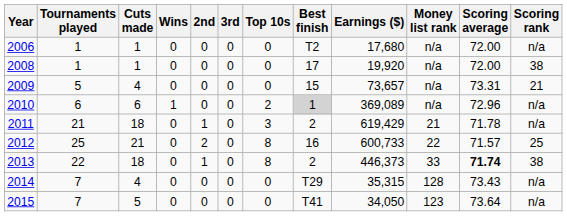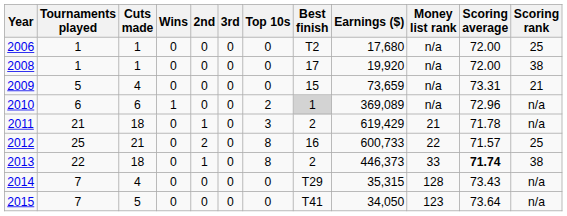(536, 47) n/a -> (536, 47) 25
(386, 86) 73,657 -> (386, 86) 73,659
